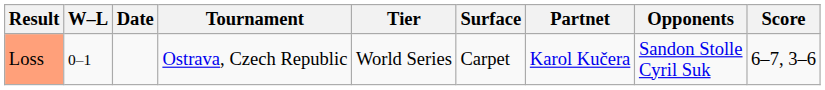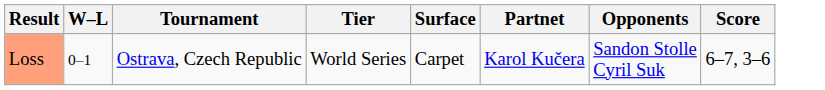- column: (135, 19)
